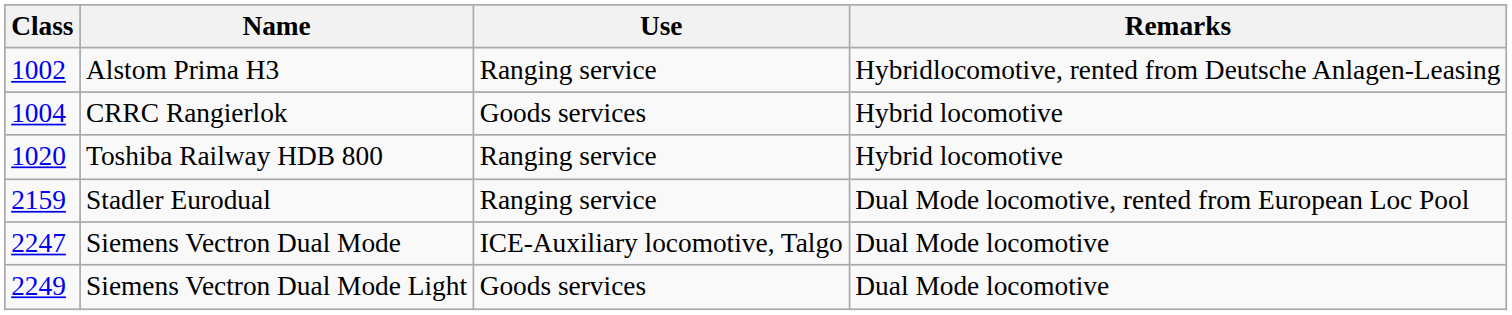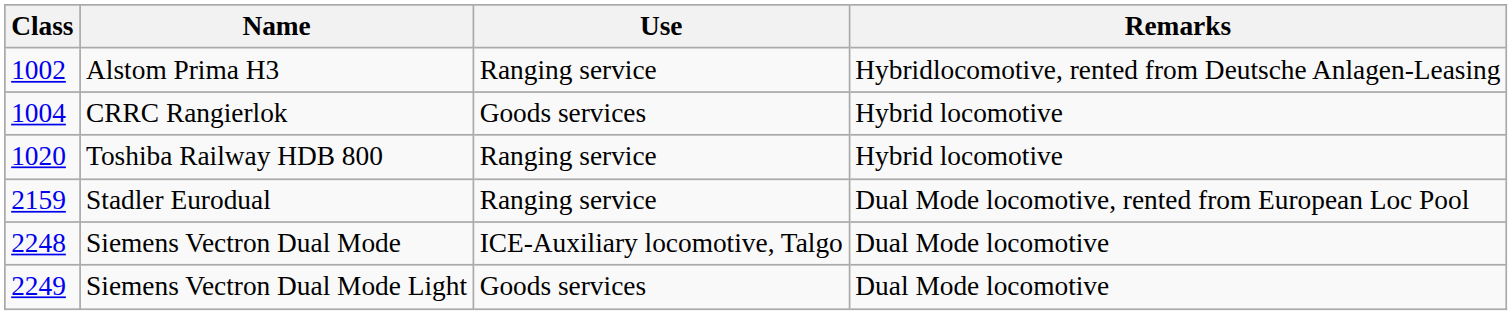(39, 243) 2247 -> (39, 243) 2248
